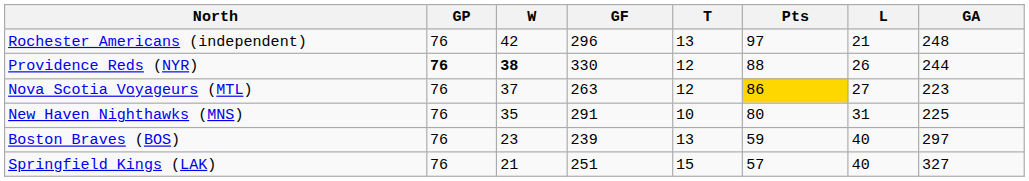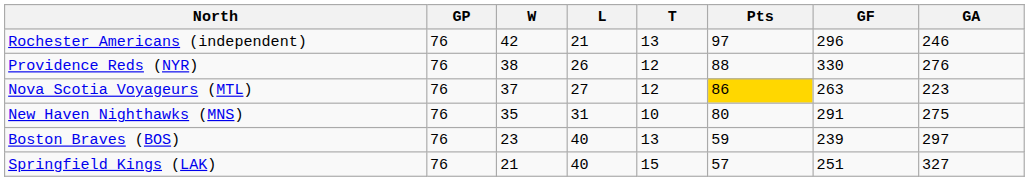columns swapped: (883, 17) <-> (620, 17)
(936, 41) 248 -> (936, 41) 246
(439, 66) bold -> (439, 66) normal
(509, 66) bold -> (509, 66) normal
(936, 66) 244 -> (936, 66) 276
(936, 115) 225 -> (936, 115) 275
